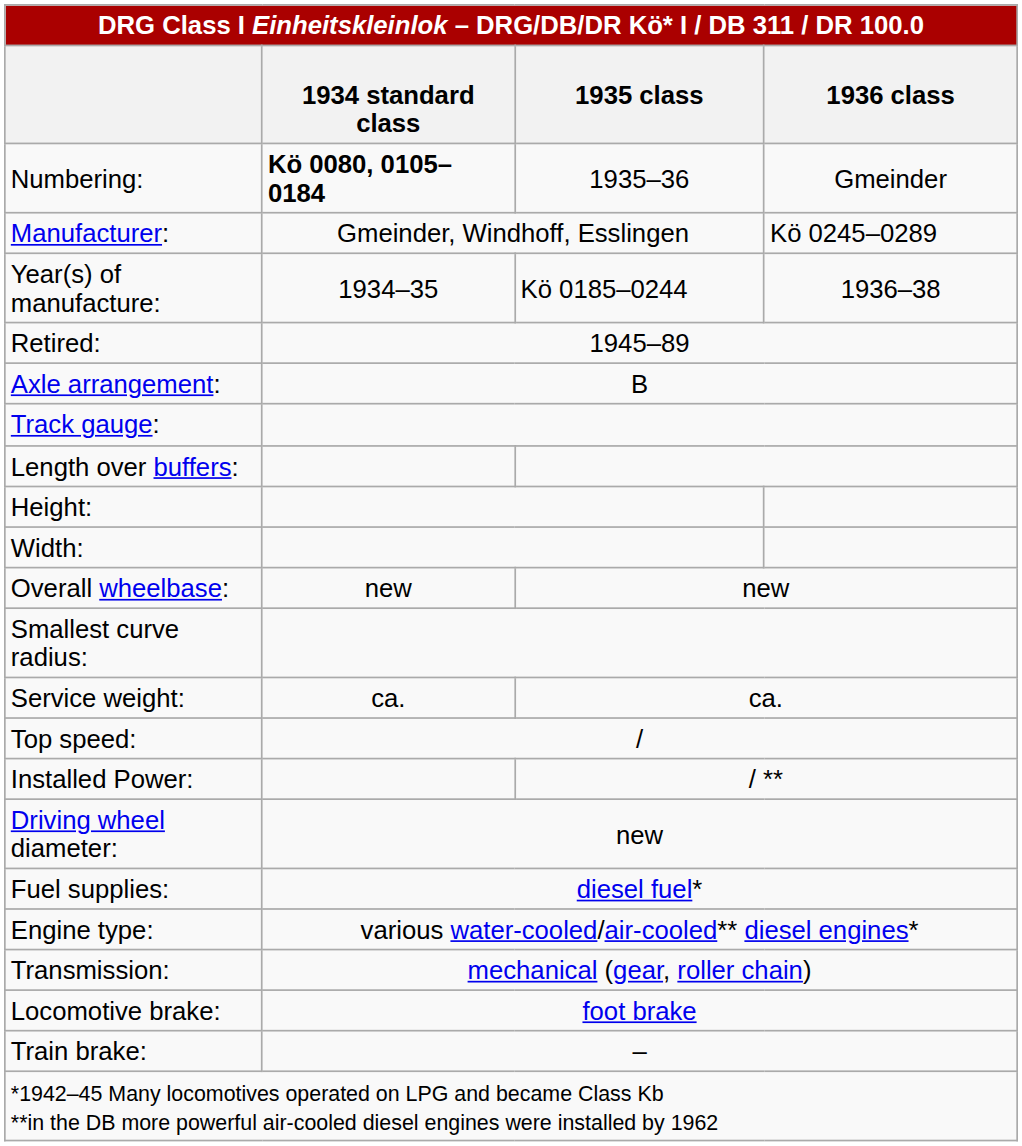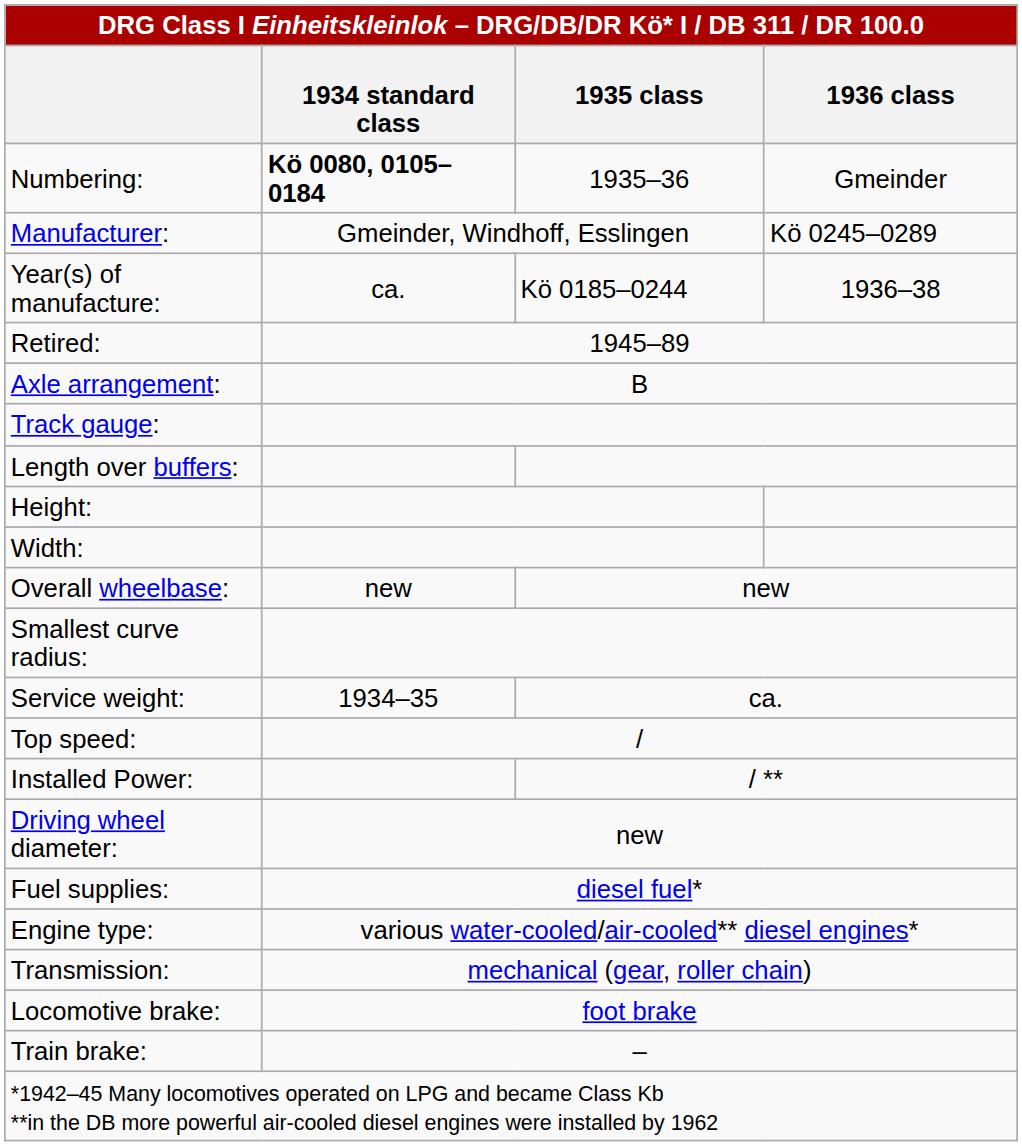(388, 289) 1934–35 -> (388, 289) ca.
(388, 698) ca. -> (388, 698) 1934–35
